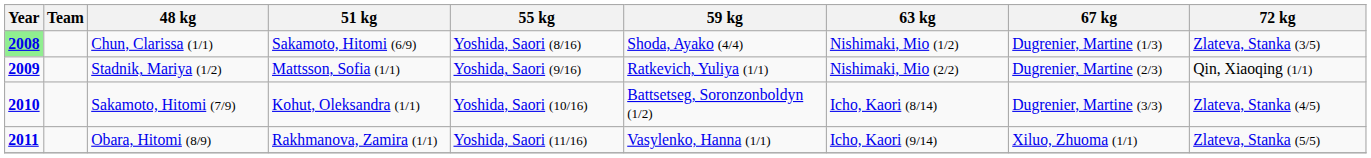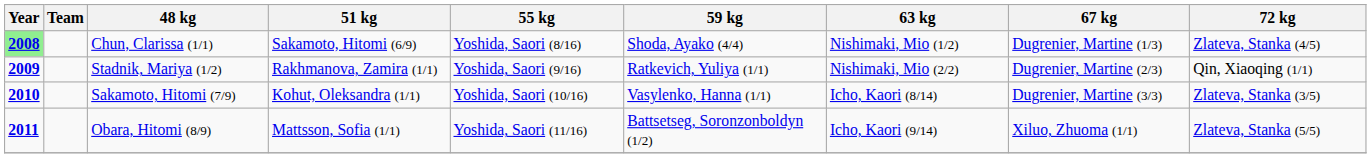(1257, 43) Zlateva, Stanka (3/5) -> (1257, 43) Zlateva, Stanka (4/5)
(336, 69) Mattsson, Sofia (1/1) -> (355, 69) Rakhmanova, Zamira (1/1)
(715, 104) Battsetseg, Soronzonboldyn (1/2) -> (699, 95) Vasylenko, Hanna (1/1)
(1257, 104) Zlateva, Stanka (4/5) -> (1257, 95) Zlateva, Stanka (3/5)
(355, 139) Rakhmanova, Zamira (1/1) -> (336, 130) Mattsson, Sofia (1/1)
(699, 139) Vasylenko, Hanna (1/1) -> (715, 130) Battsetseg, Soronzonboldyn (1/2)
